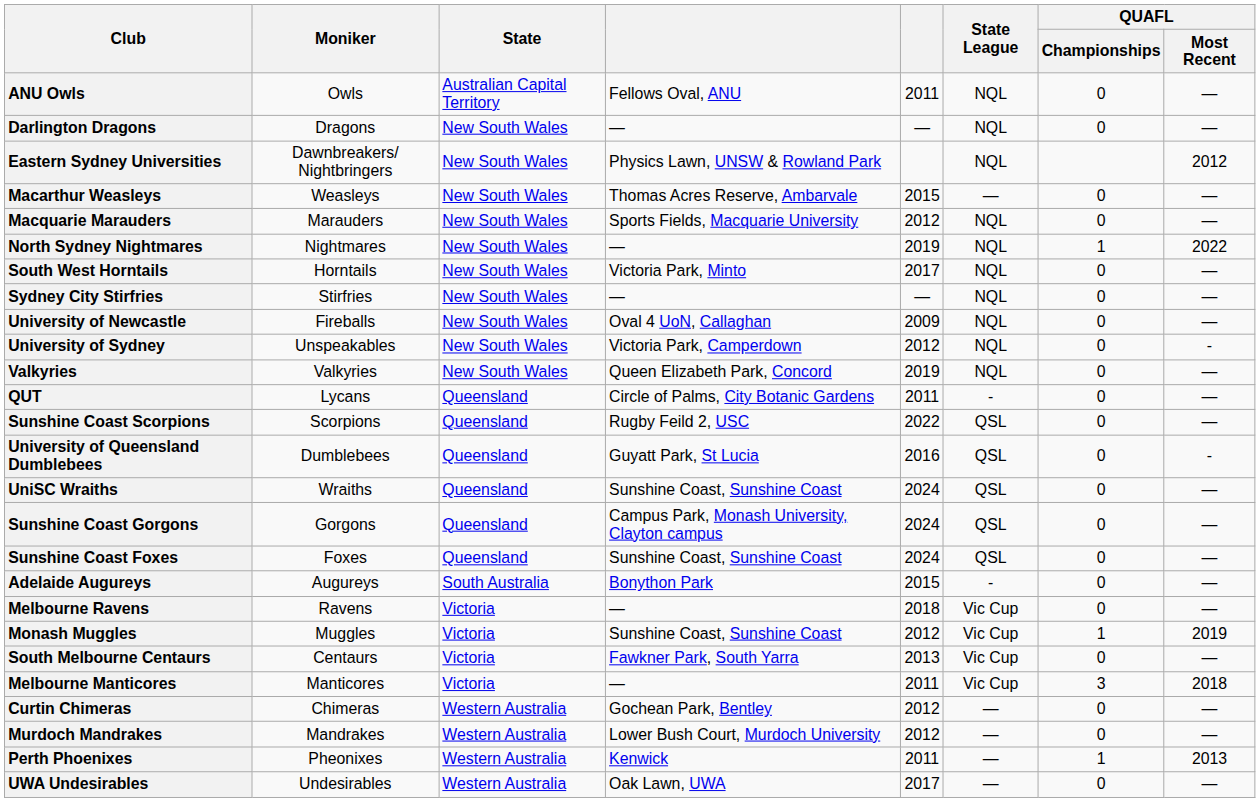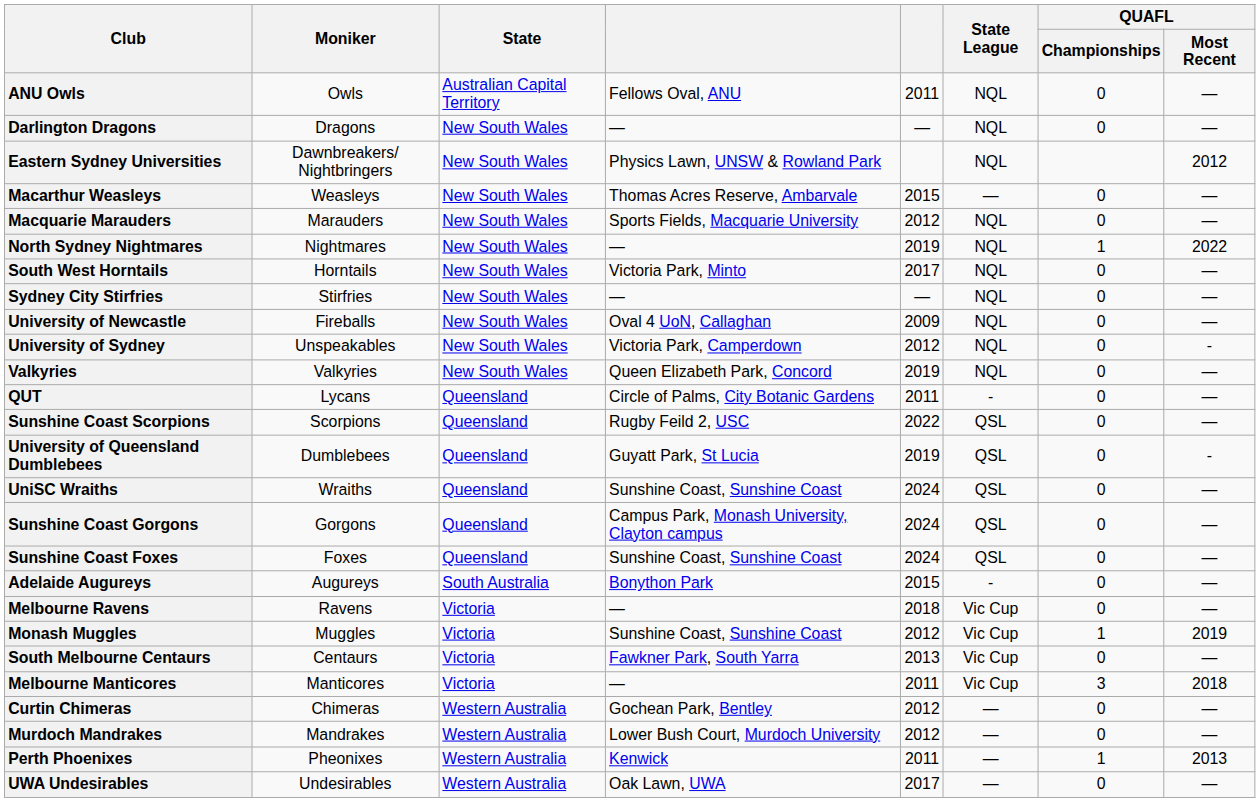(922, 456) 2016 -> (922, 456) 2019
